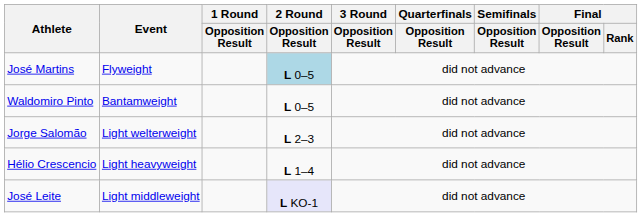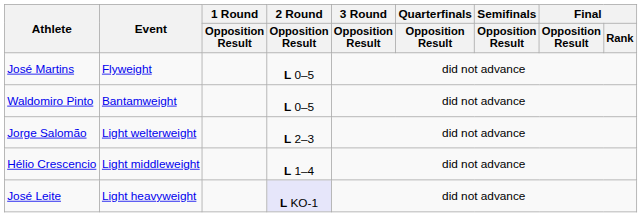(299, 76) lightblue background -> (299, 76) no background
(149, 165) Light heavyweight -> (151, 165) Light middleweight
(151, 196) Light middleweight -> (149, 196) Light heavyweight
